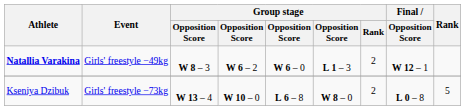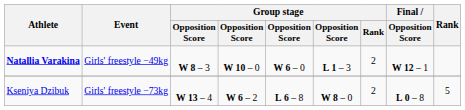(242, 68) W 6 – 2 -> (242, 68) W 10 – 0
(242, 98) W 10 – 0 -> (242, 98) W 6 – 2
